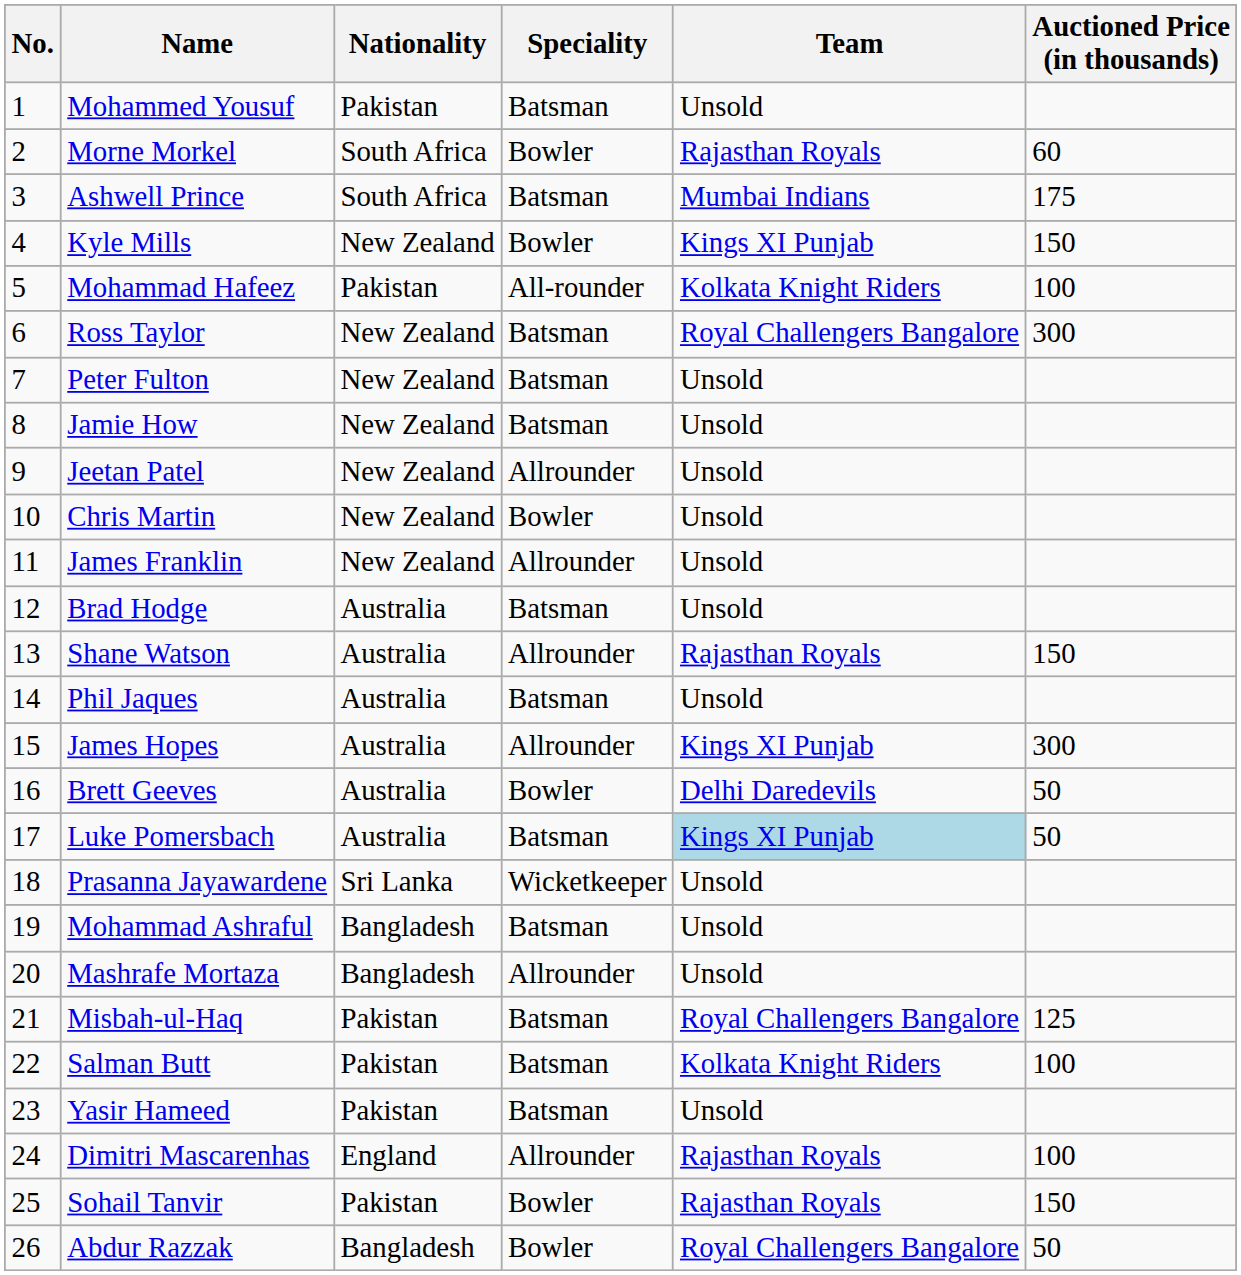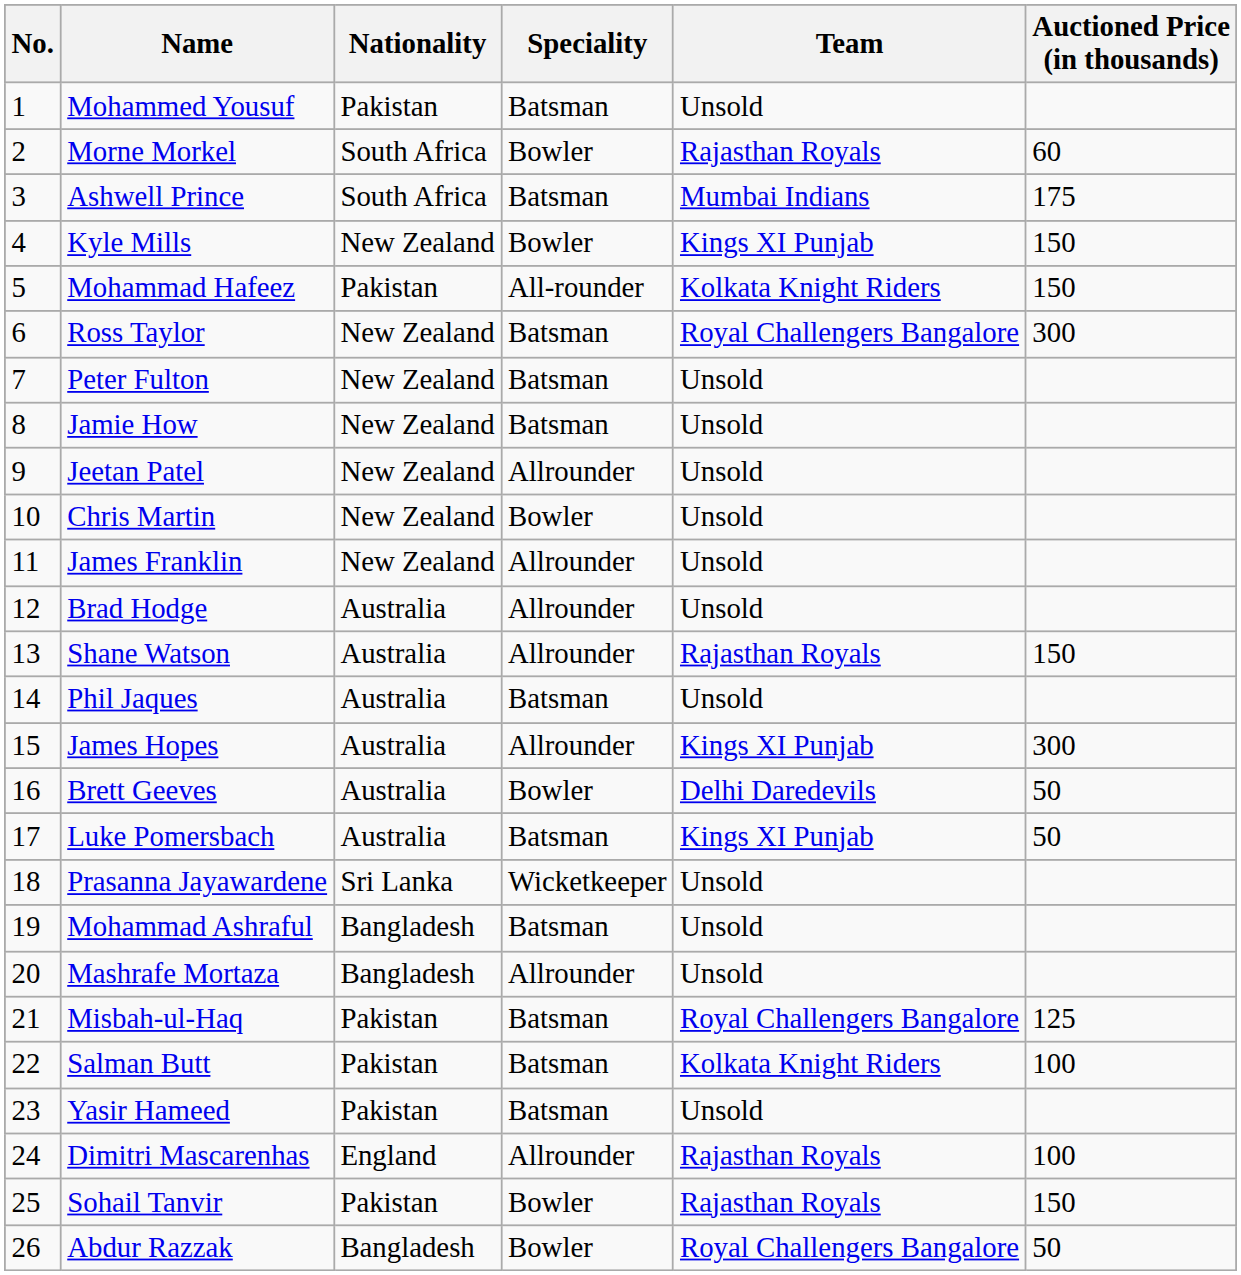(1054, 288) 100 -> (1054, 288) 150
(558, 607) Batsman -> (571, 607) Allrounder
(777, 836) lightblue background -> (777, 836) no background
